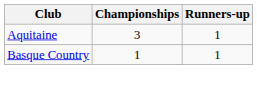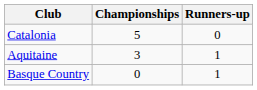+ row: (32, 34)
(137, 54) 1 -> (137, 74) 0
